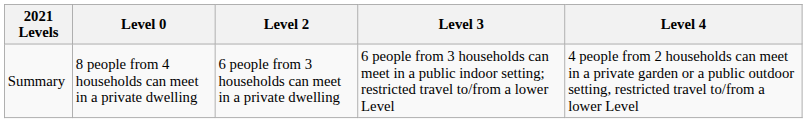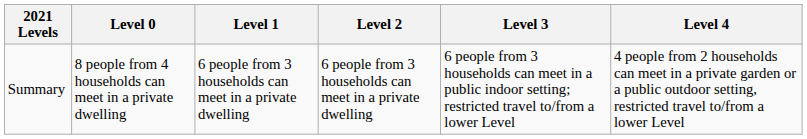+ column: (256, 24)
